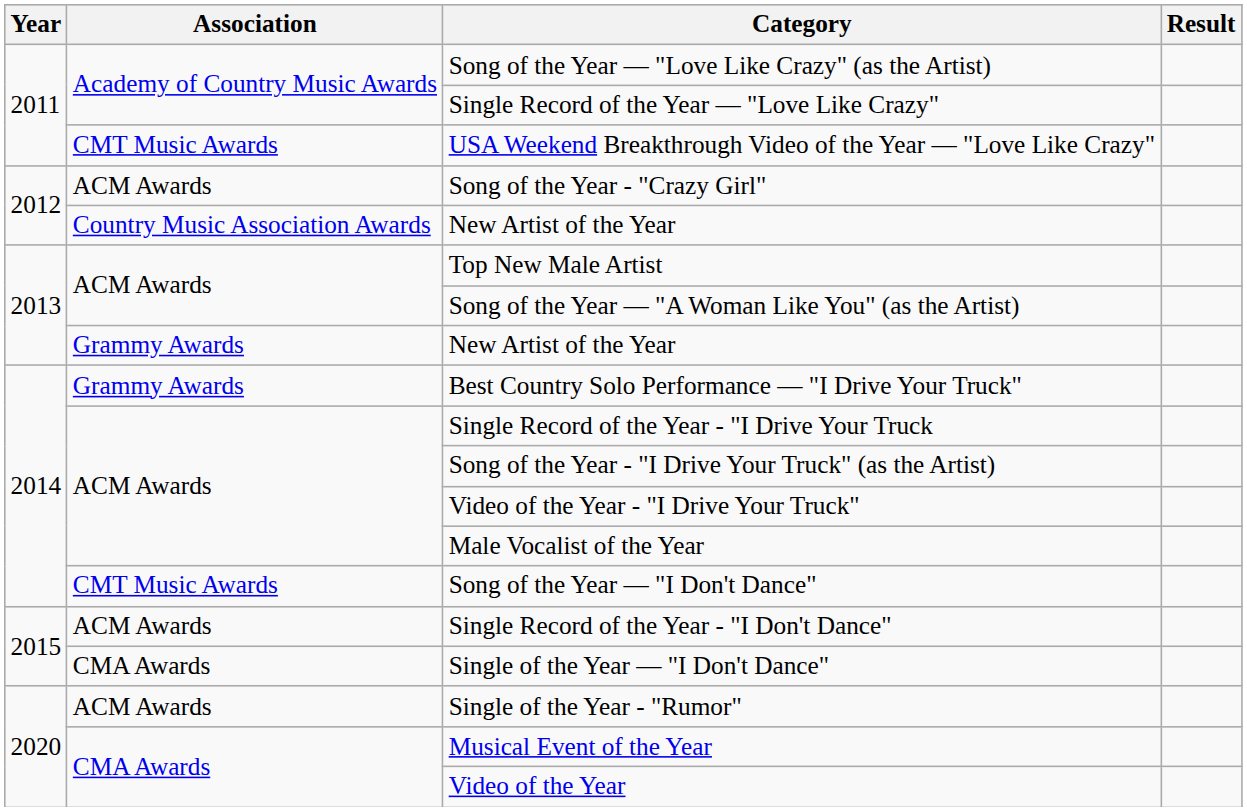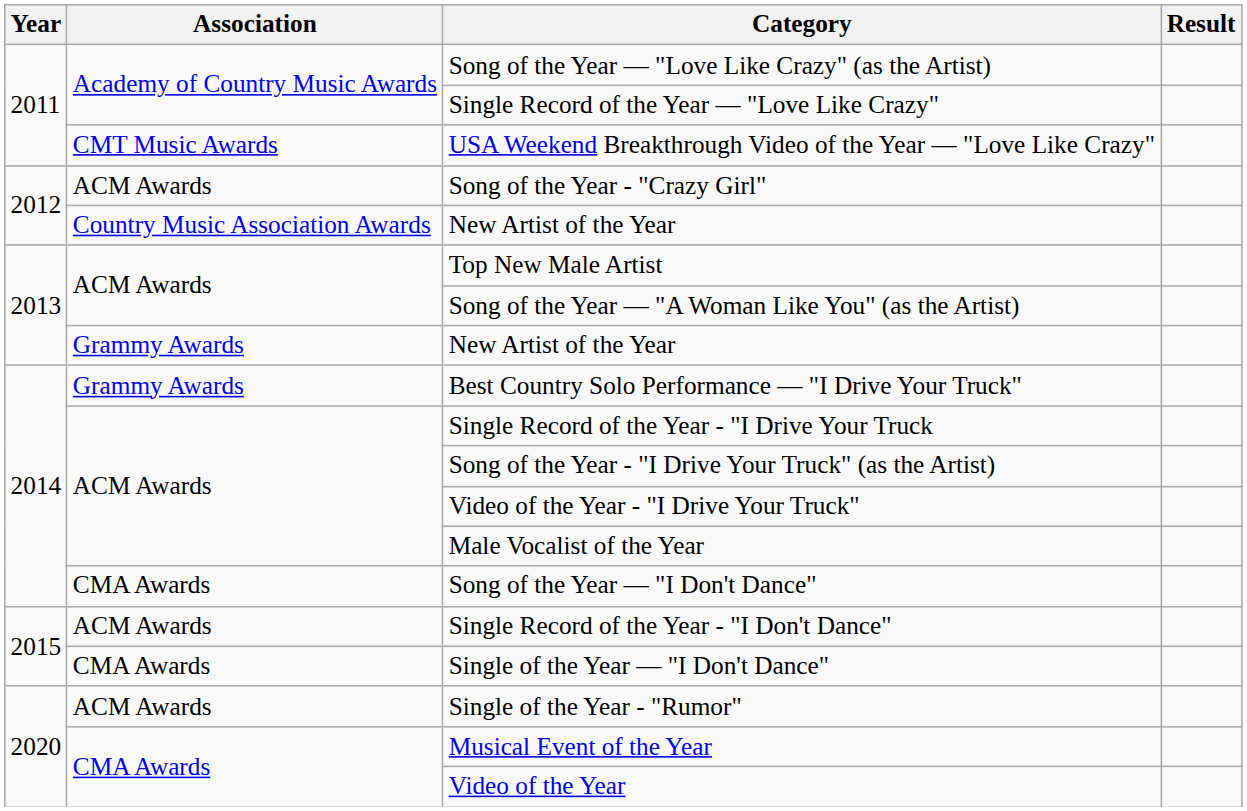(175, 585) CMT Music Awards -> (142, 585) CMA Awards
